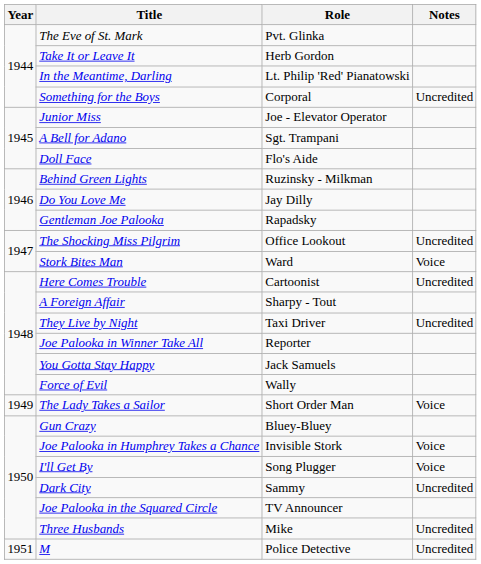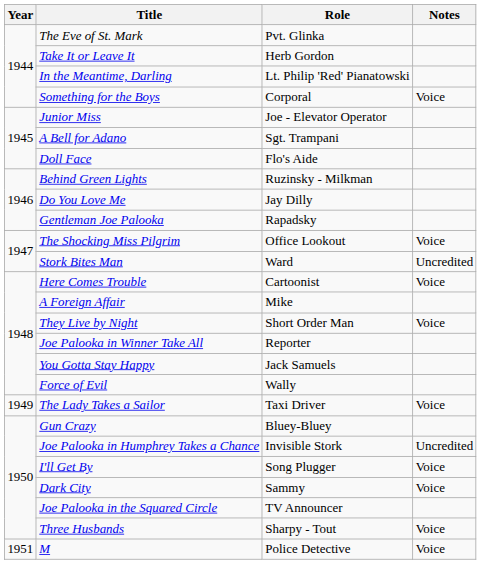(444, 96) Uncredited -> (430, 96) Voice
(444, 240) Uncredited -> (430, 240) Voice
(430, 261) Voice -> (444, 261) Uncredited
(444, 281) Uncredited -> (430, 281) Voice
(301, 302) Sharpy - Tout -> (279, 302) Mike
(295, 323) Taxi Driver -> (310, 323) Short Order Man
(444, 323) Uncredited -> (430, 323) Voice
(310, 405) Short Order Man -> (295, 405) Taxi Driver
(430, 446) Voice -> (444, 446) Uncredited
(444, 487) Uncredited -> (430, 487) Voice
(279, 528) Mike -> (301, 528) Sharpy - Tout
(444, 528) Uncredited -> (430, 528) Voice
(444, 549) Uncredited -> (430, 549) Voice
